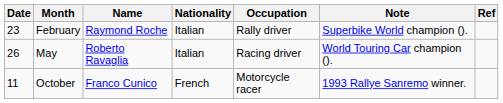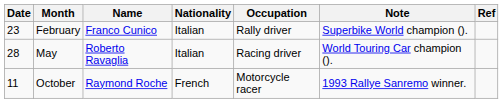(126, 30) Raymond Roche -> (121, 30) Franco Cunico
(13, 53) 26 -> (13, 53) 28
(121, 83) Franco Cunico -> (126, 83) Raymond Roche
